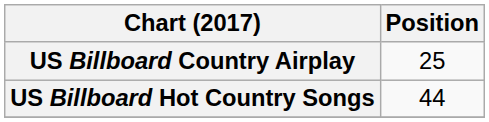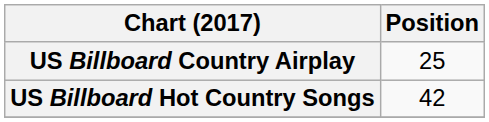(432, 98) 44 -> (432, 98) 42
